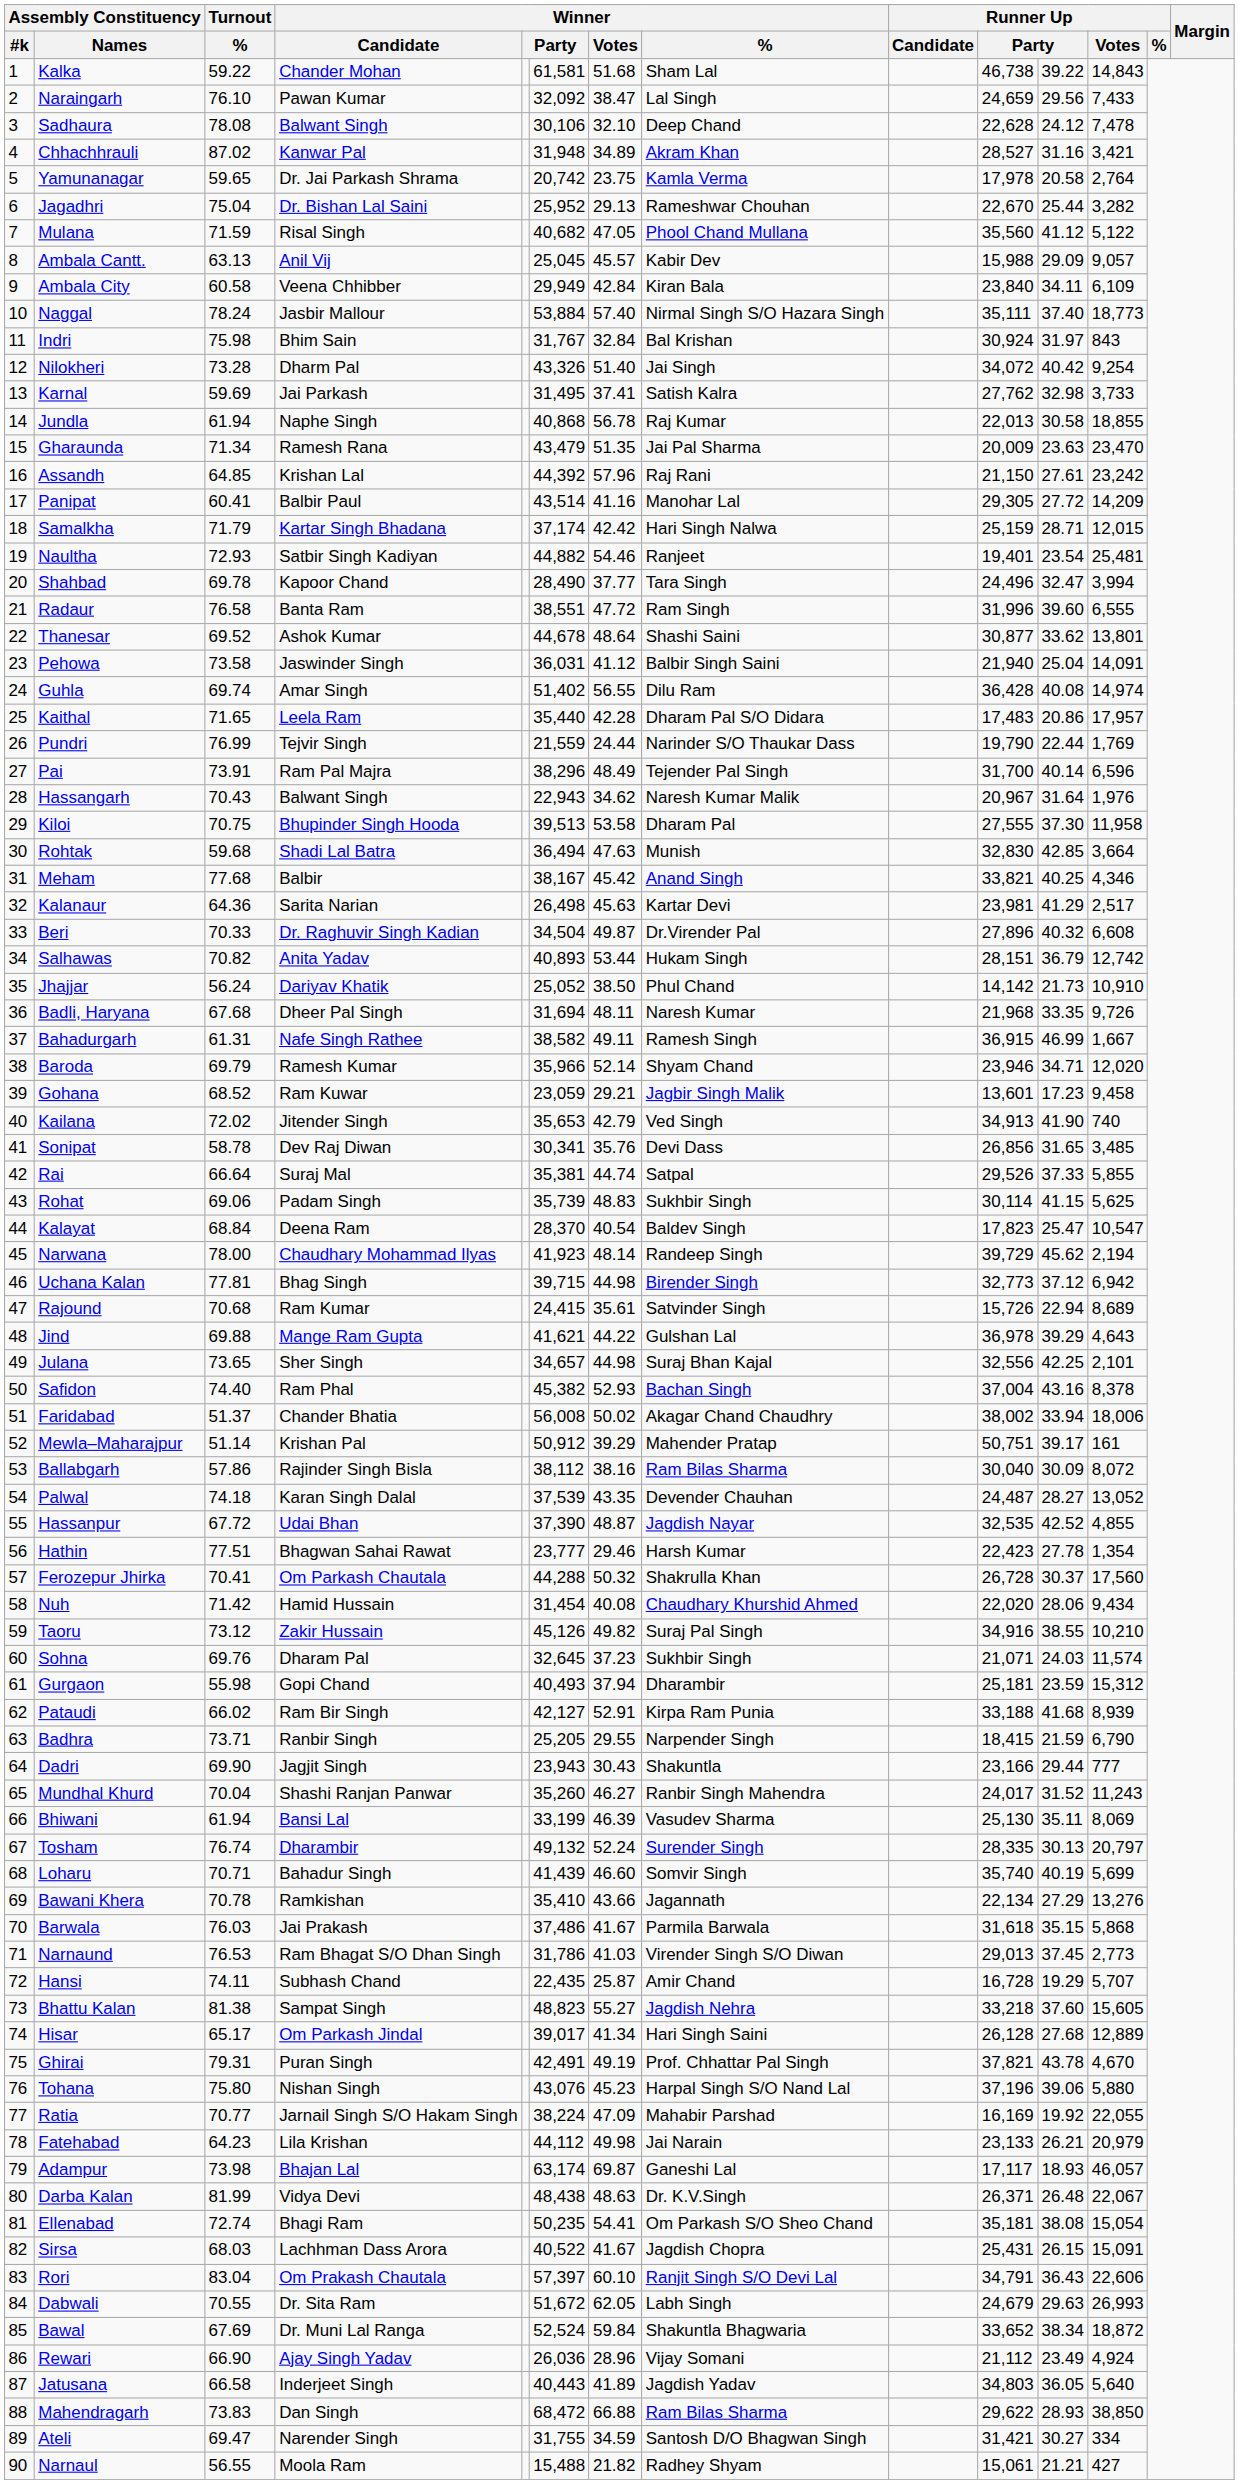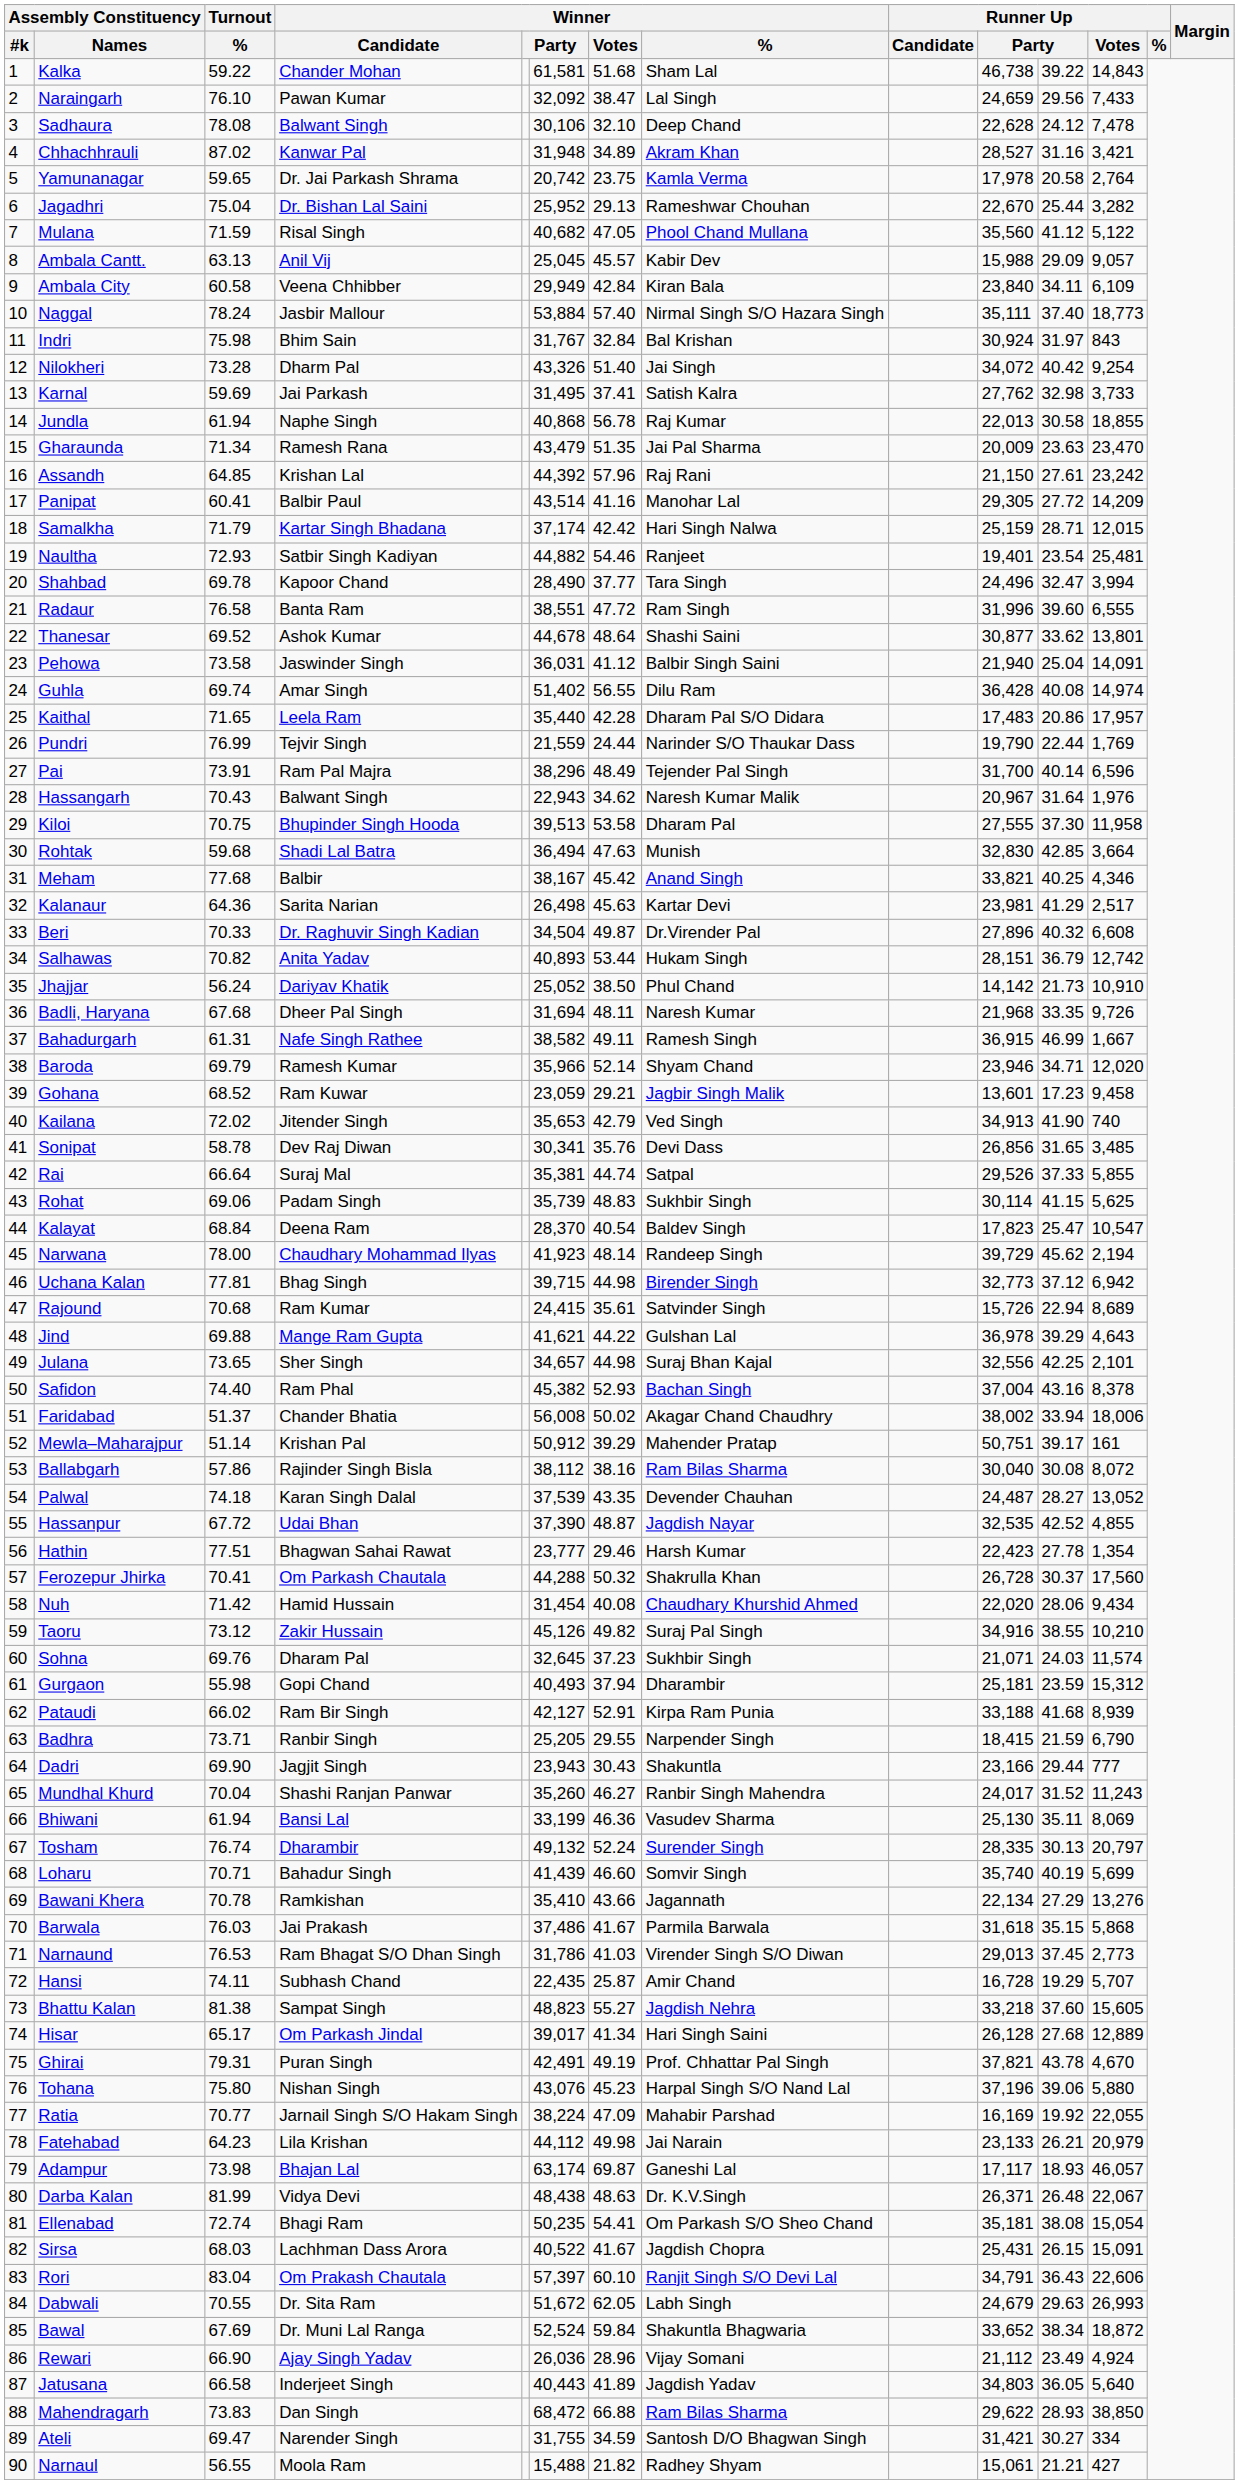(1063, 1470) 30.09 -> (1063, 1470) 30.08
(614, 1820) 46.39 -> (614, 1820) 46.36
